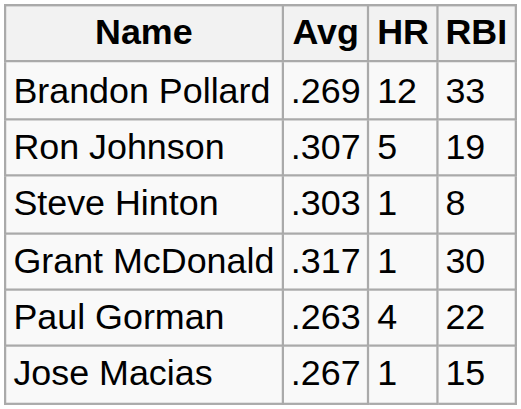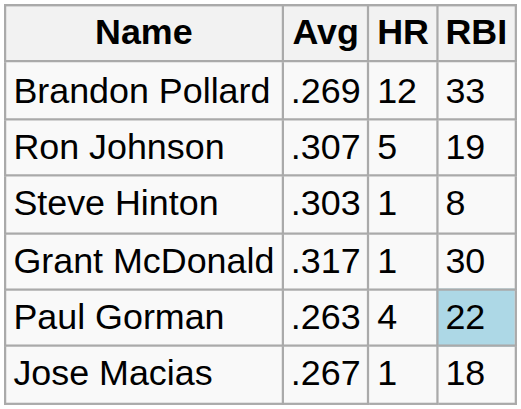(465, 317) no background -> (465, 317) lightblue background
(465, 373) 15 -> (465, 373) 18
